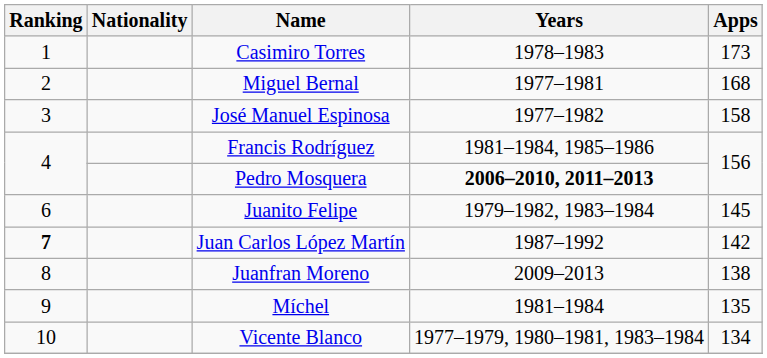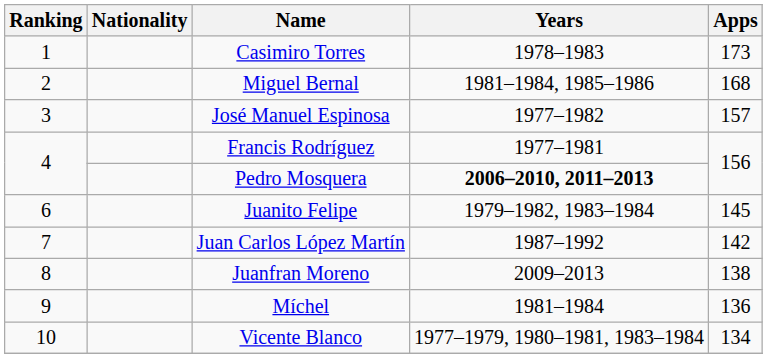(559, 83) 1977–1981 -> (559, 83) 1981–1984, 1985–1986
(736, 115) 158 -> (736, 115) 157
(559, 147) 1981–1984, 1985–1986 -> (559, 147) 1977–1981
(46, 242) bold -> (46, 242) normal
(736, 305) 135 -> (736, 305) 136
